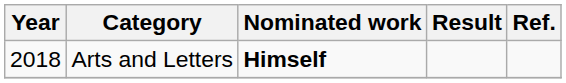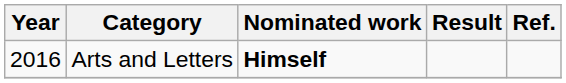(35, 58) 2018 -> (35, 58) 2016
